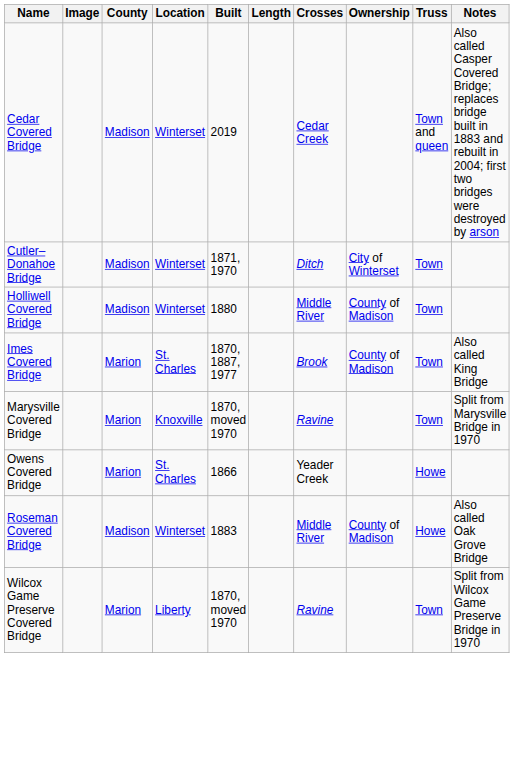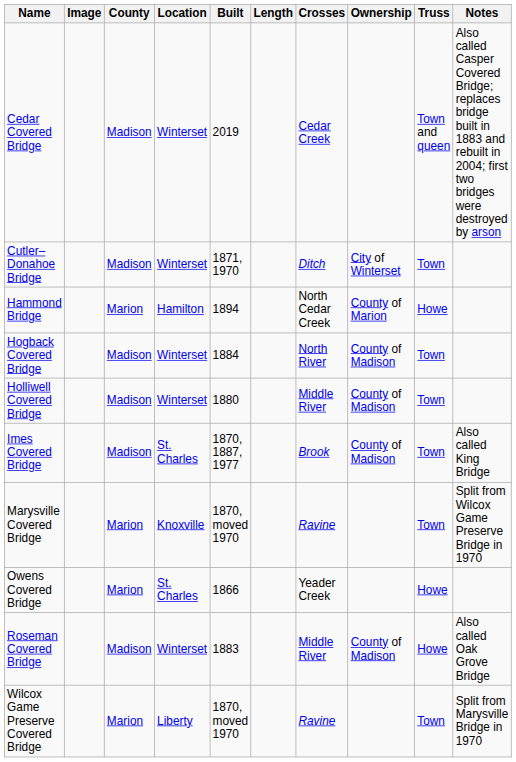+ row: (34, 309)
+ row: (30, 355)
(123, 362) Marion -> (129, 452) Madison
(480, 420) Split from Marysville Bridge in 1970 -> (481, 524) Split from Wilcox Game Preserve Bridge in 1970
(479, 610) Split from Wilcox Game Preserve Bridge in 1970 -> (482, 721) Split from Marysville Bridge in 1970
